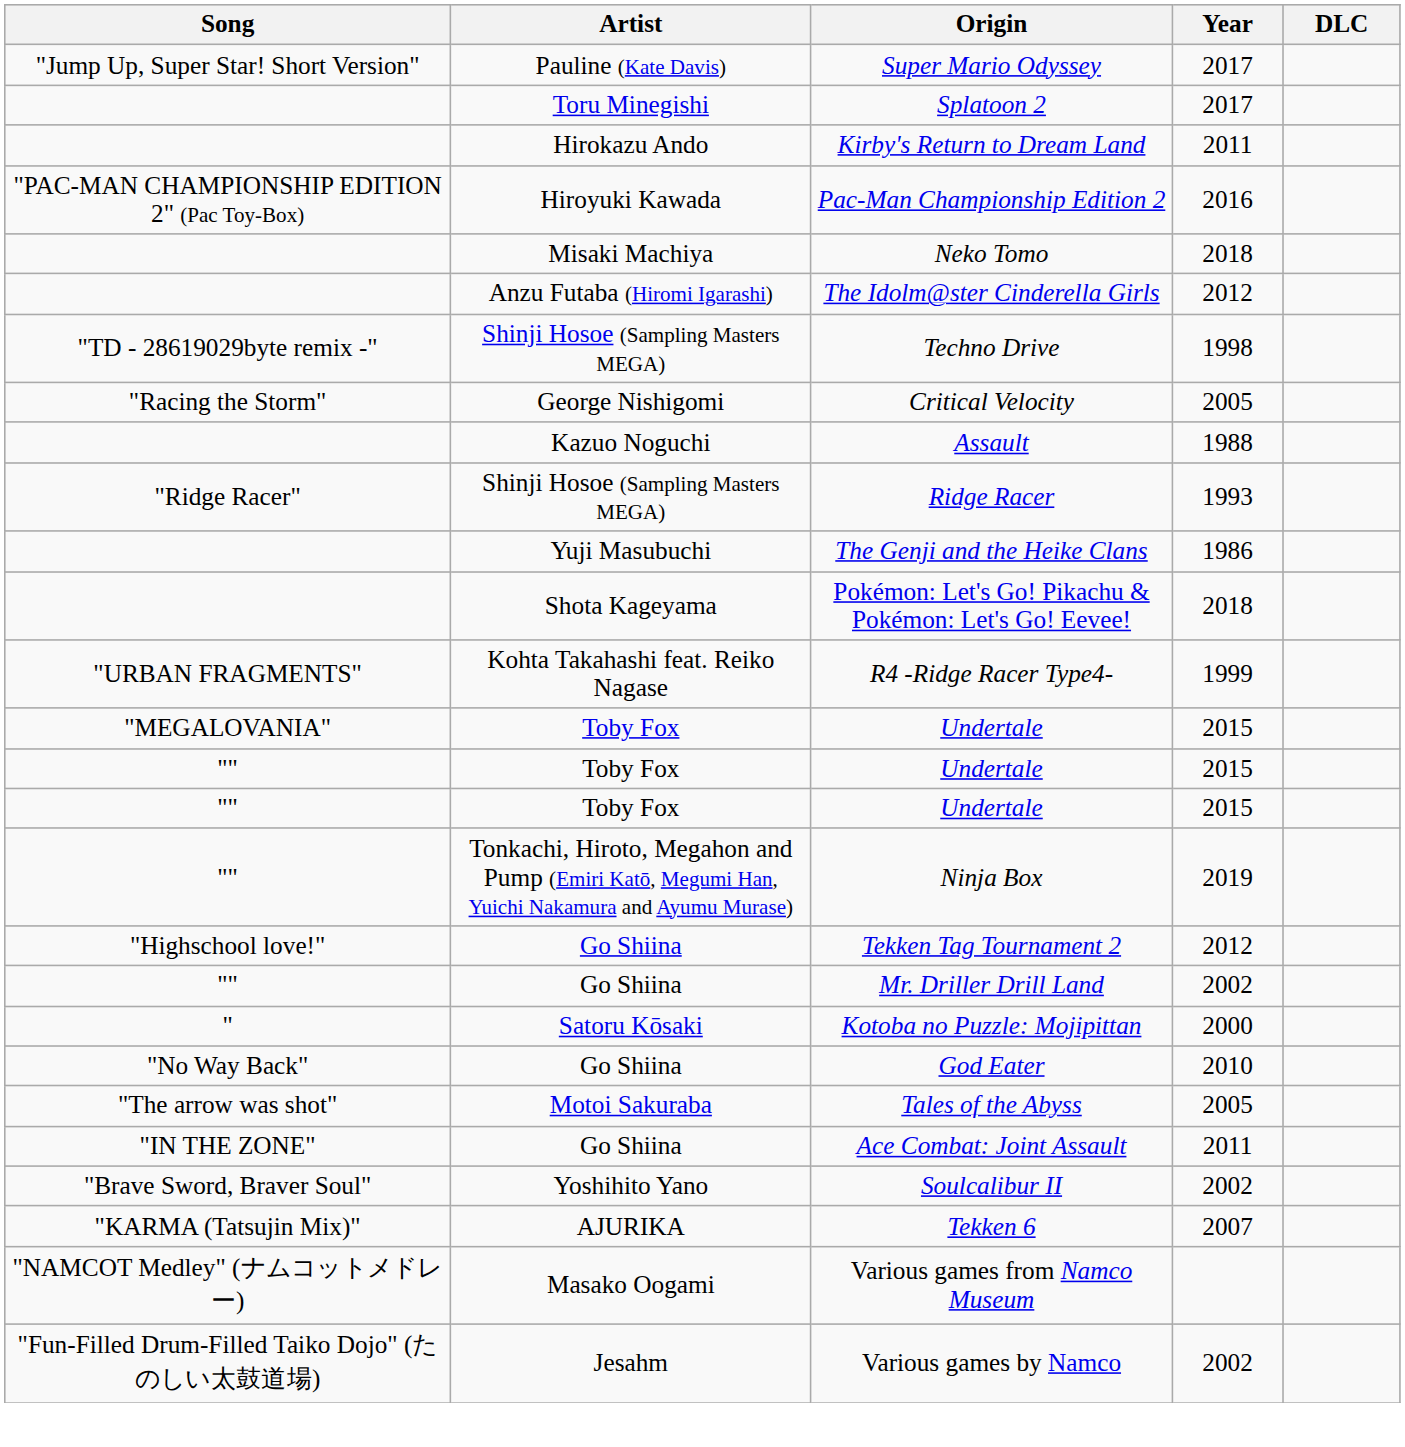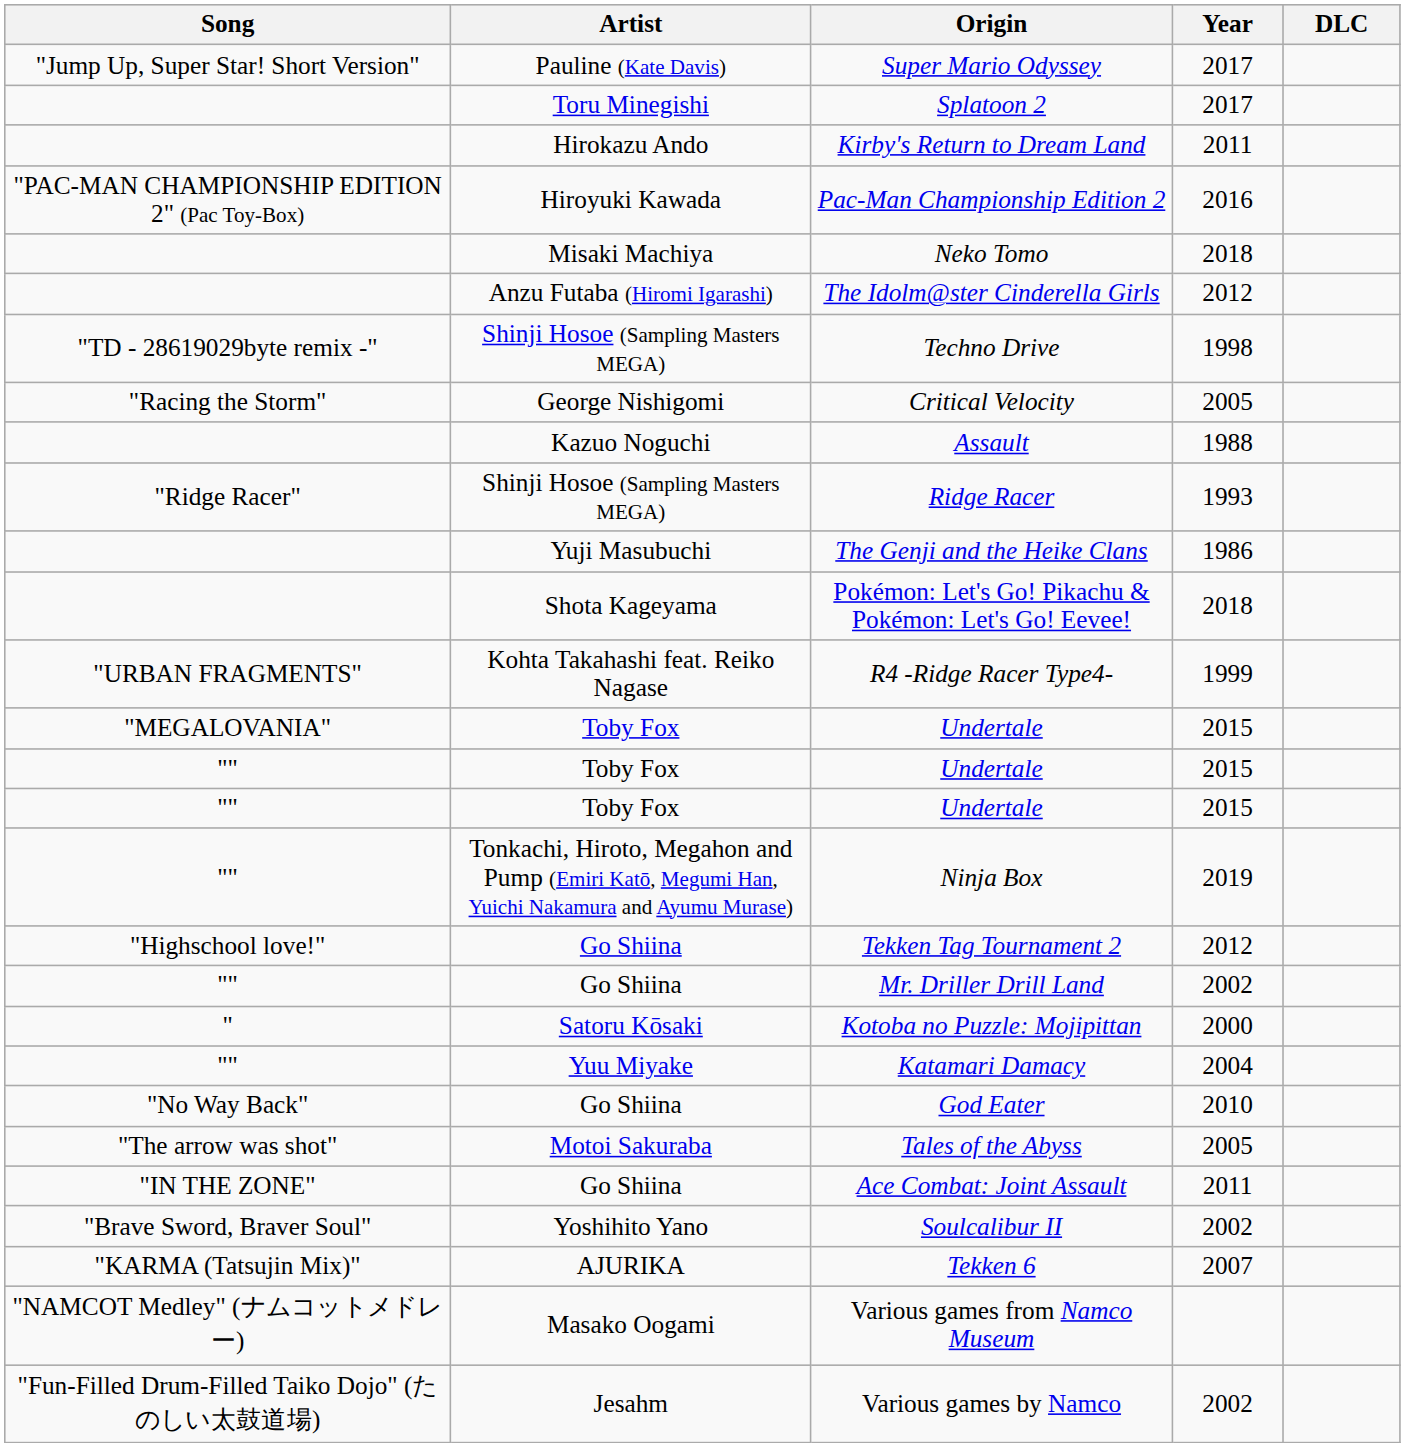+ row: (228, 1065)
